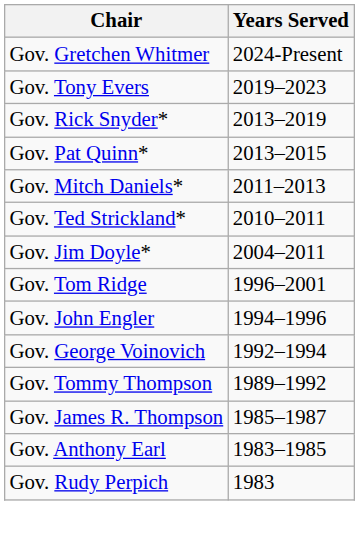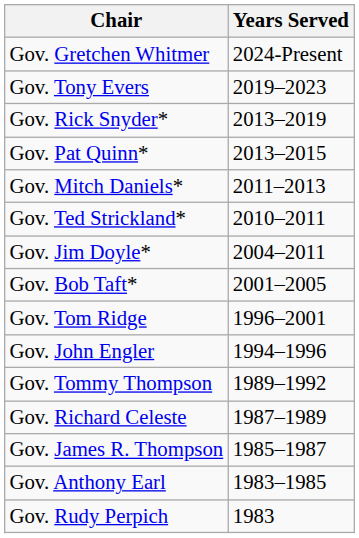+ row: (73, 284)
- row: (107, 350)
+ row: (98, 416)
